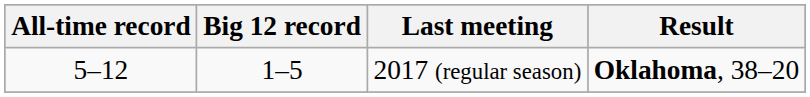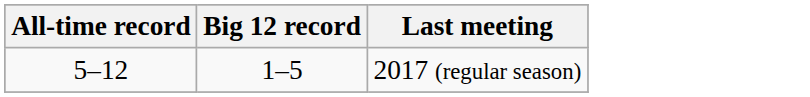- column: (696, 26)
